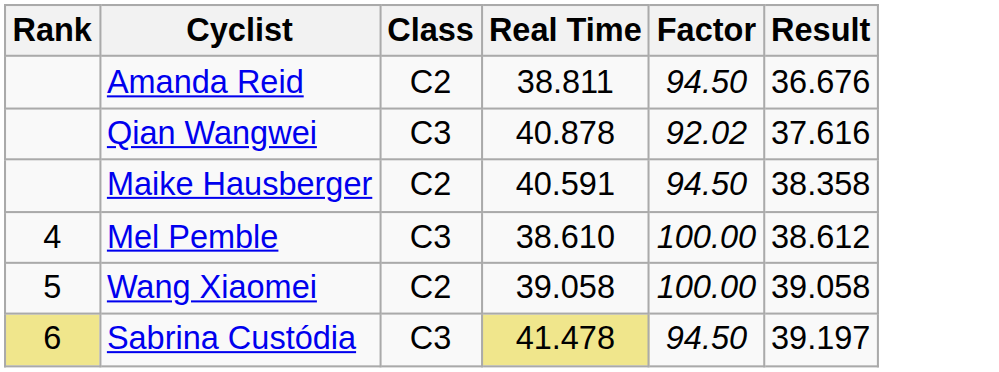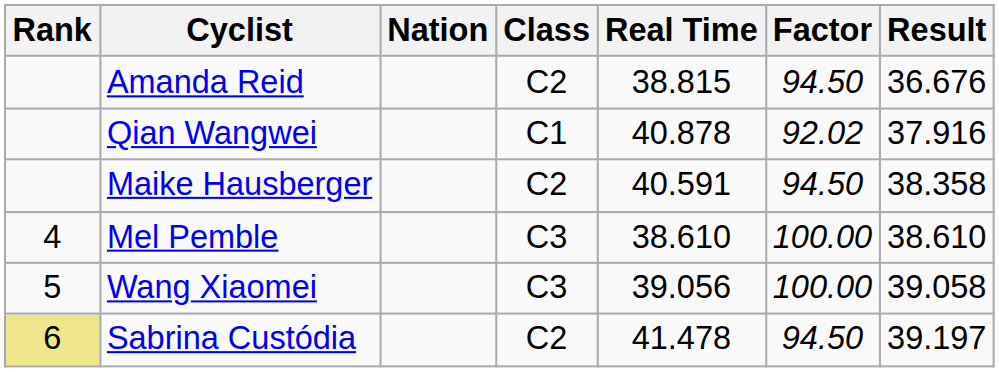+ column: (438, 30)
(565, 81) 38.811 -> (681, 81) 38.815
(431, 133) C3 -> (547, 133) C1
(821, 133) 37.616 -> (937, 133) 37.916
(821, 236) 38.612 -> (937, 236) 38.610
(431, 287) C2 -> (547, 287) C3
(565, 287) 39.058 -> (681, 287) 39.056
(431, 339) C3 -> (547, 339) C2
(565, 339) khaki background -> (681, 339) no background
